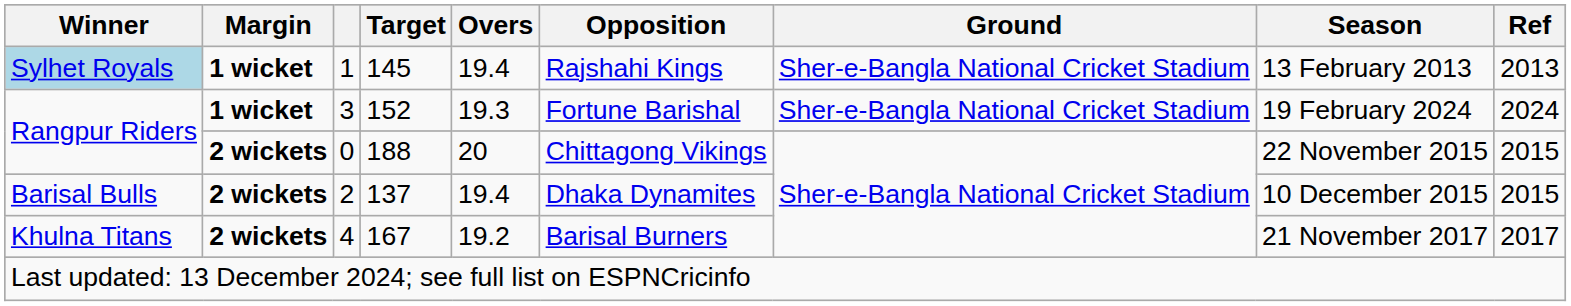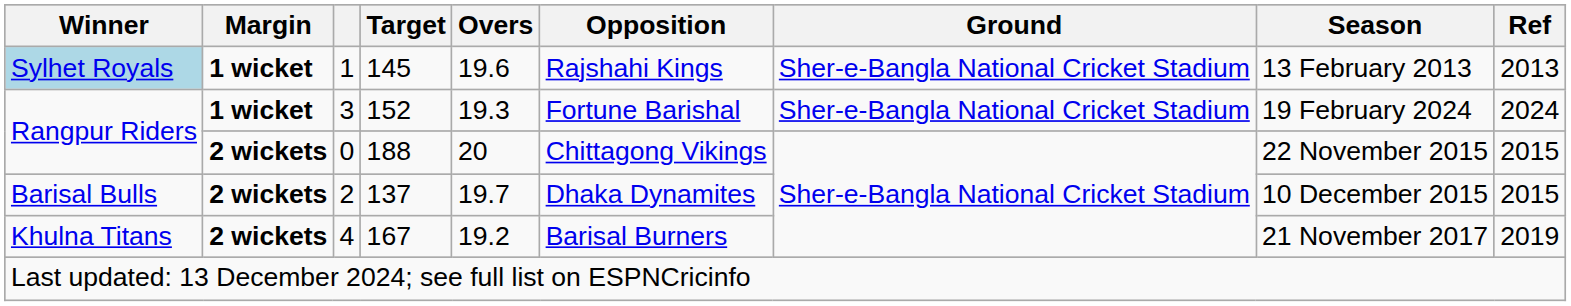(484, 67) 19.4 -> (484, 67) 19.6
(484, 194) 19.4 -> (484, 194) 19.7
(1530, 236) 2017 -> (1530, 236) 2019
